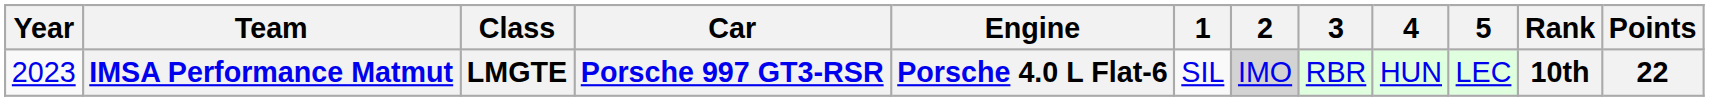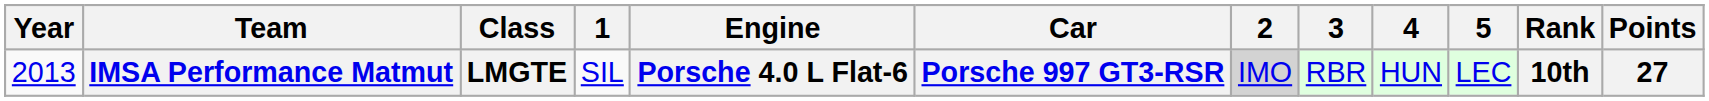columns swapped: (732, 27) <-> (1203, 27)
(44, 72) 2023 -> (44, 72) 2013
(1653, 72) 22 -> (1653, 72) 27
